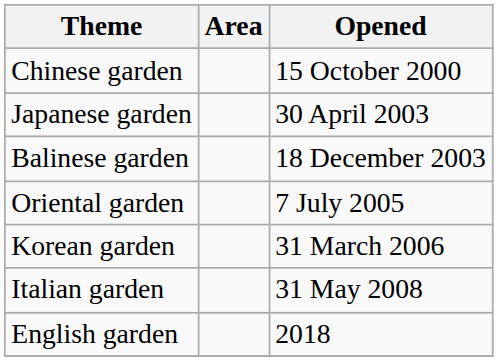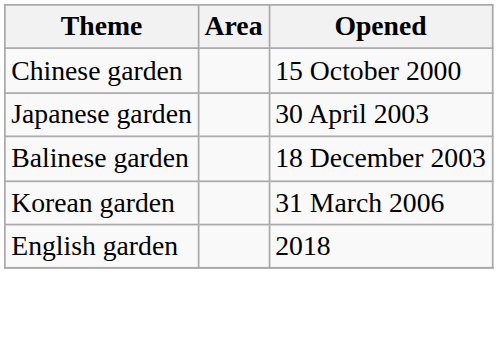- row: (98, 202)
- row: (88, 289)
